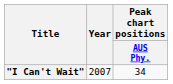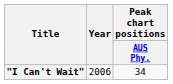(100, 72) 2007 -> (100, 72) 2006
